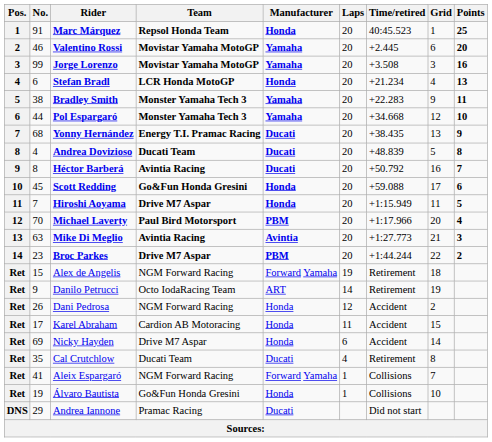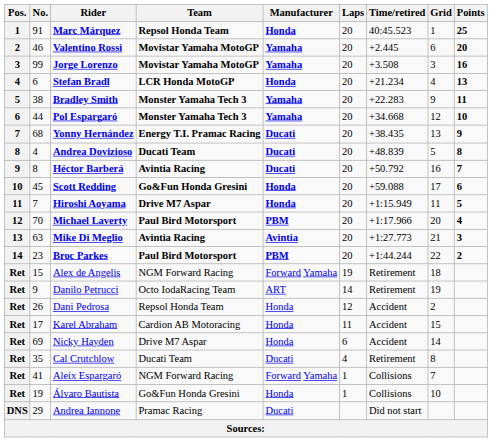(175, 255) Drive M7 Aspar -> (187, 255) Paul Bird Motorsport
(186, 307) NGM Forward Racing -> (181, 307) Repsol Honda Team
